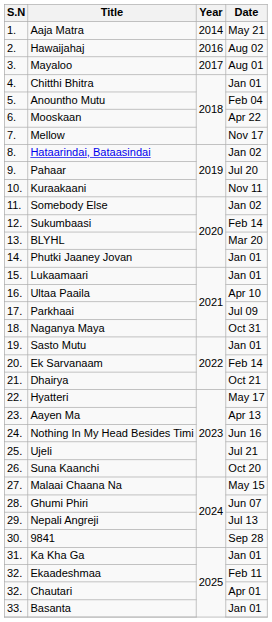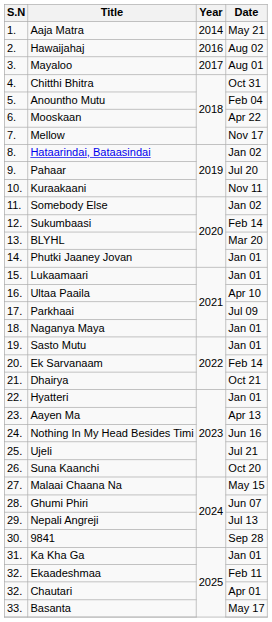(245, 83) Jan 01 -> (245, 83) Oct 31
(245, 328) Oct 31 -> (245, 328) Jan 01
(246, 398) May 17 -> (245, 398) Jan 01
(245, 608) Jan 01 -> (246, 608) May 17
